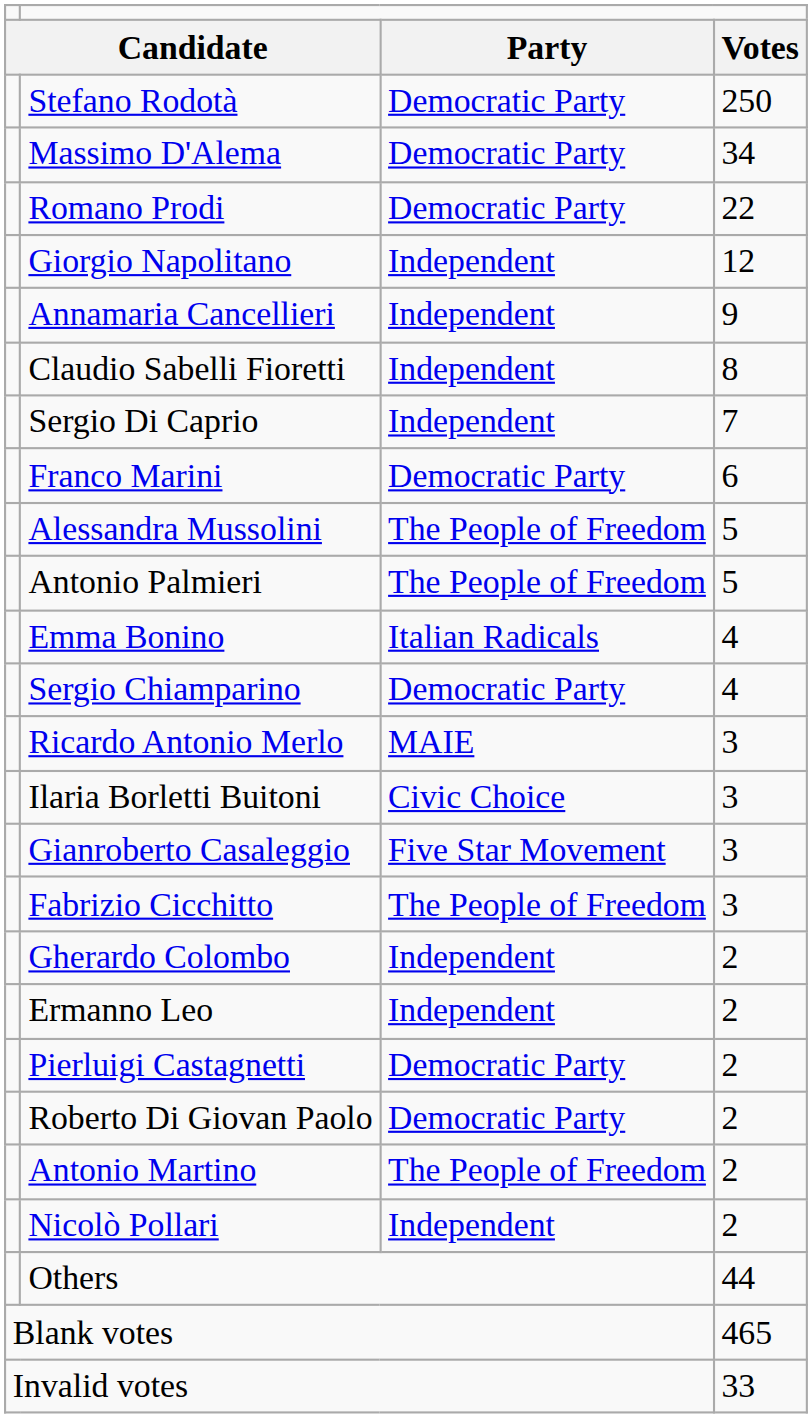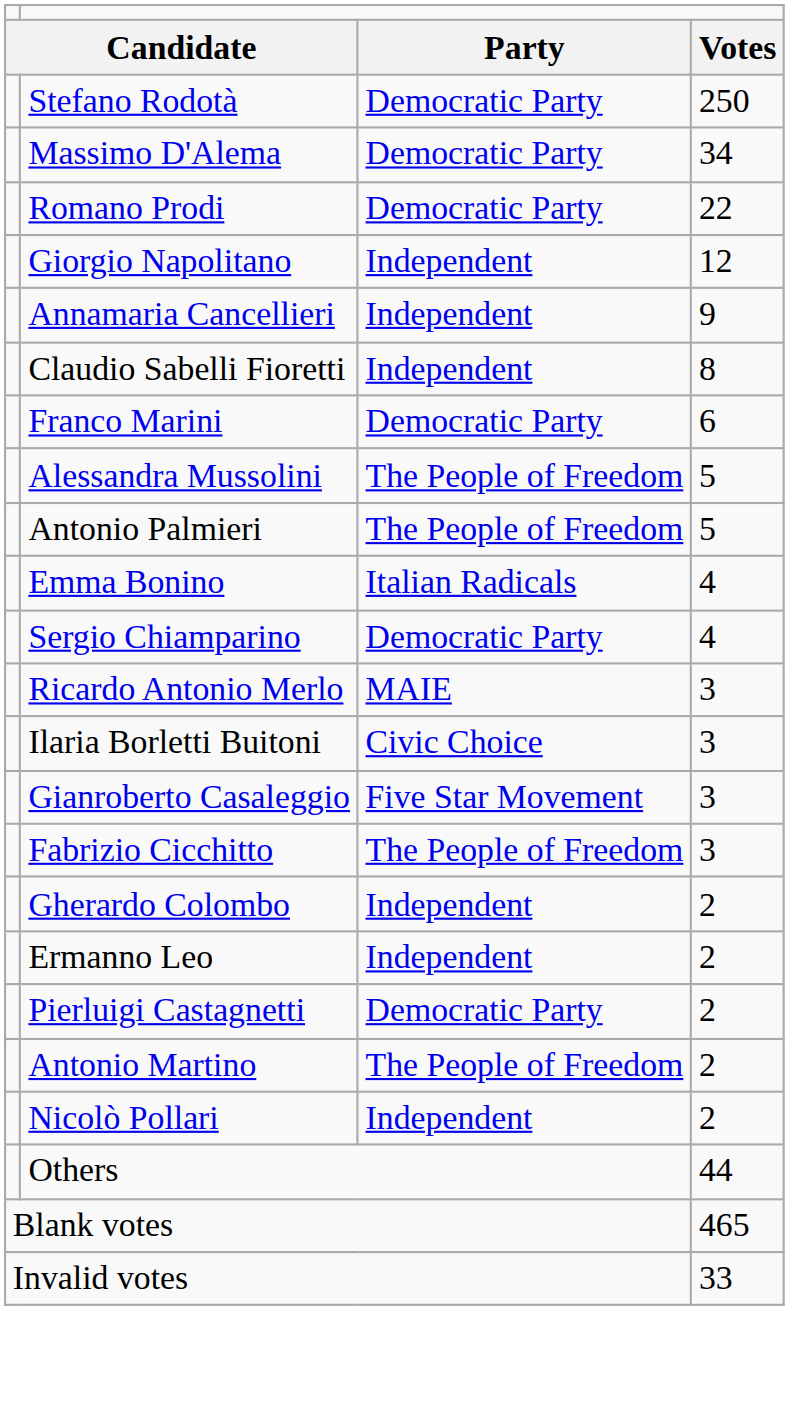- row: (143, 421)
- row: (200, 1117)
